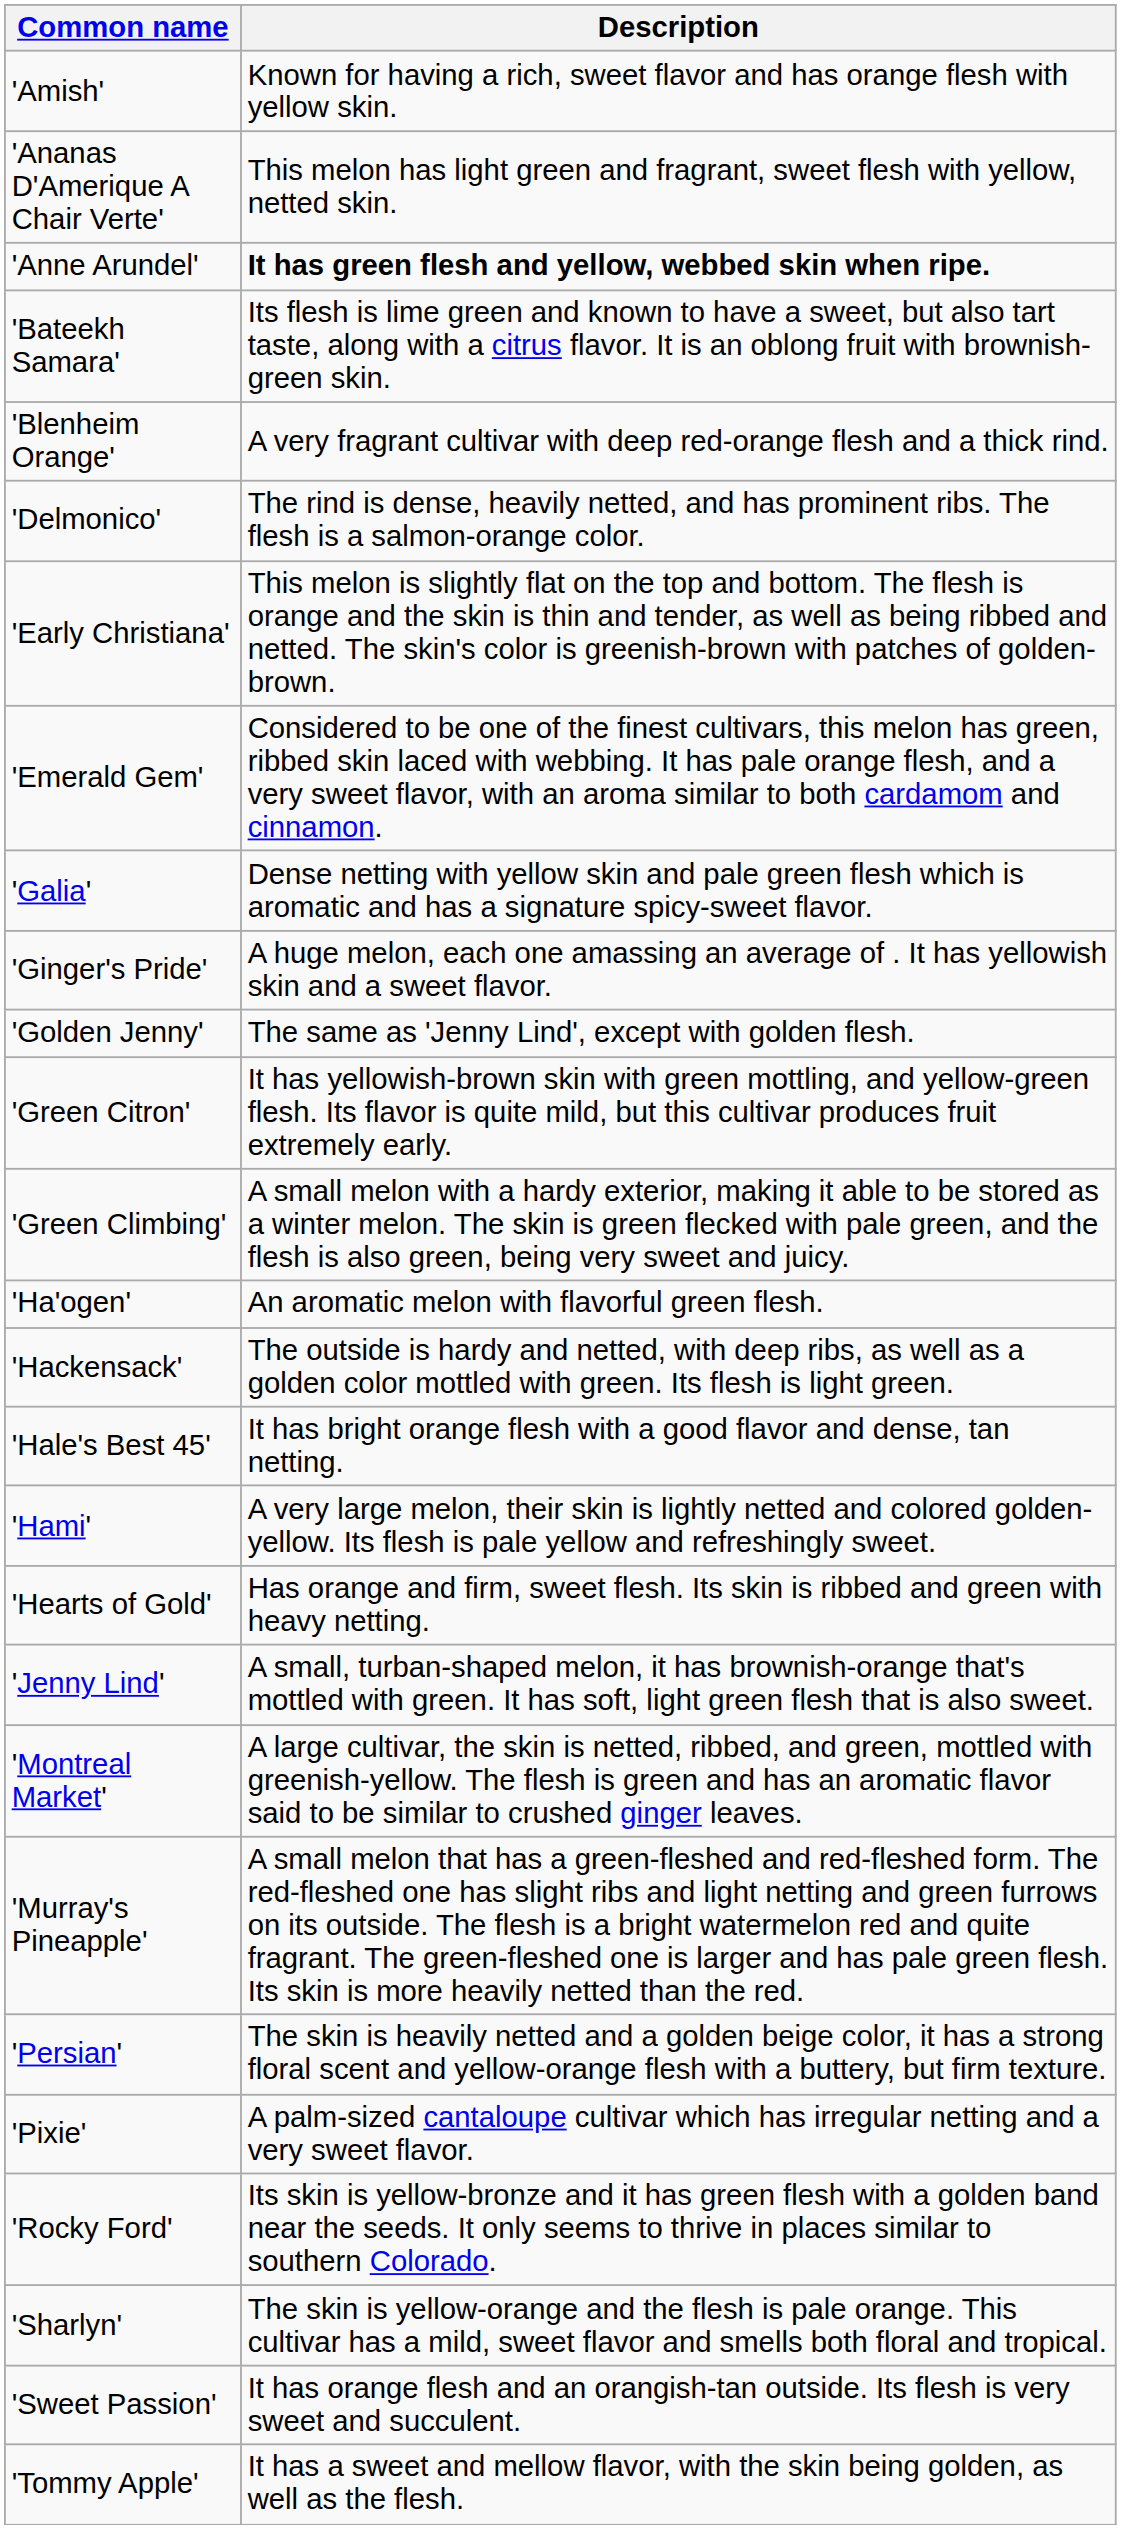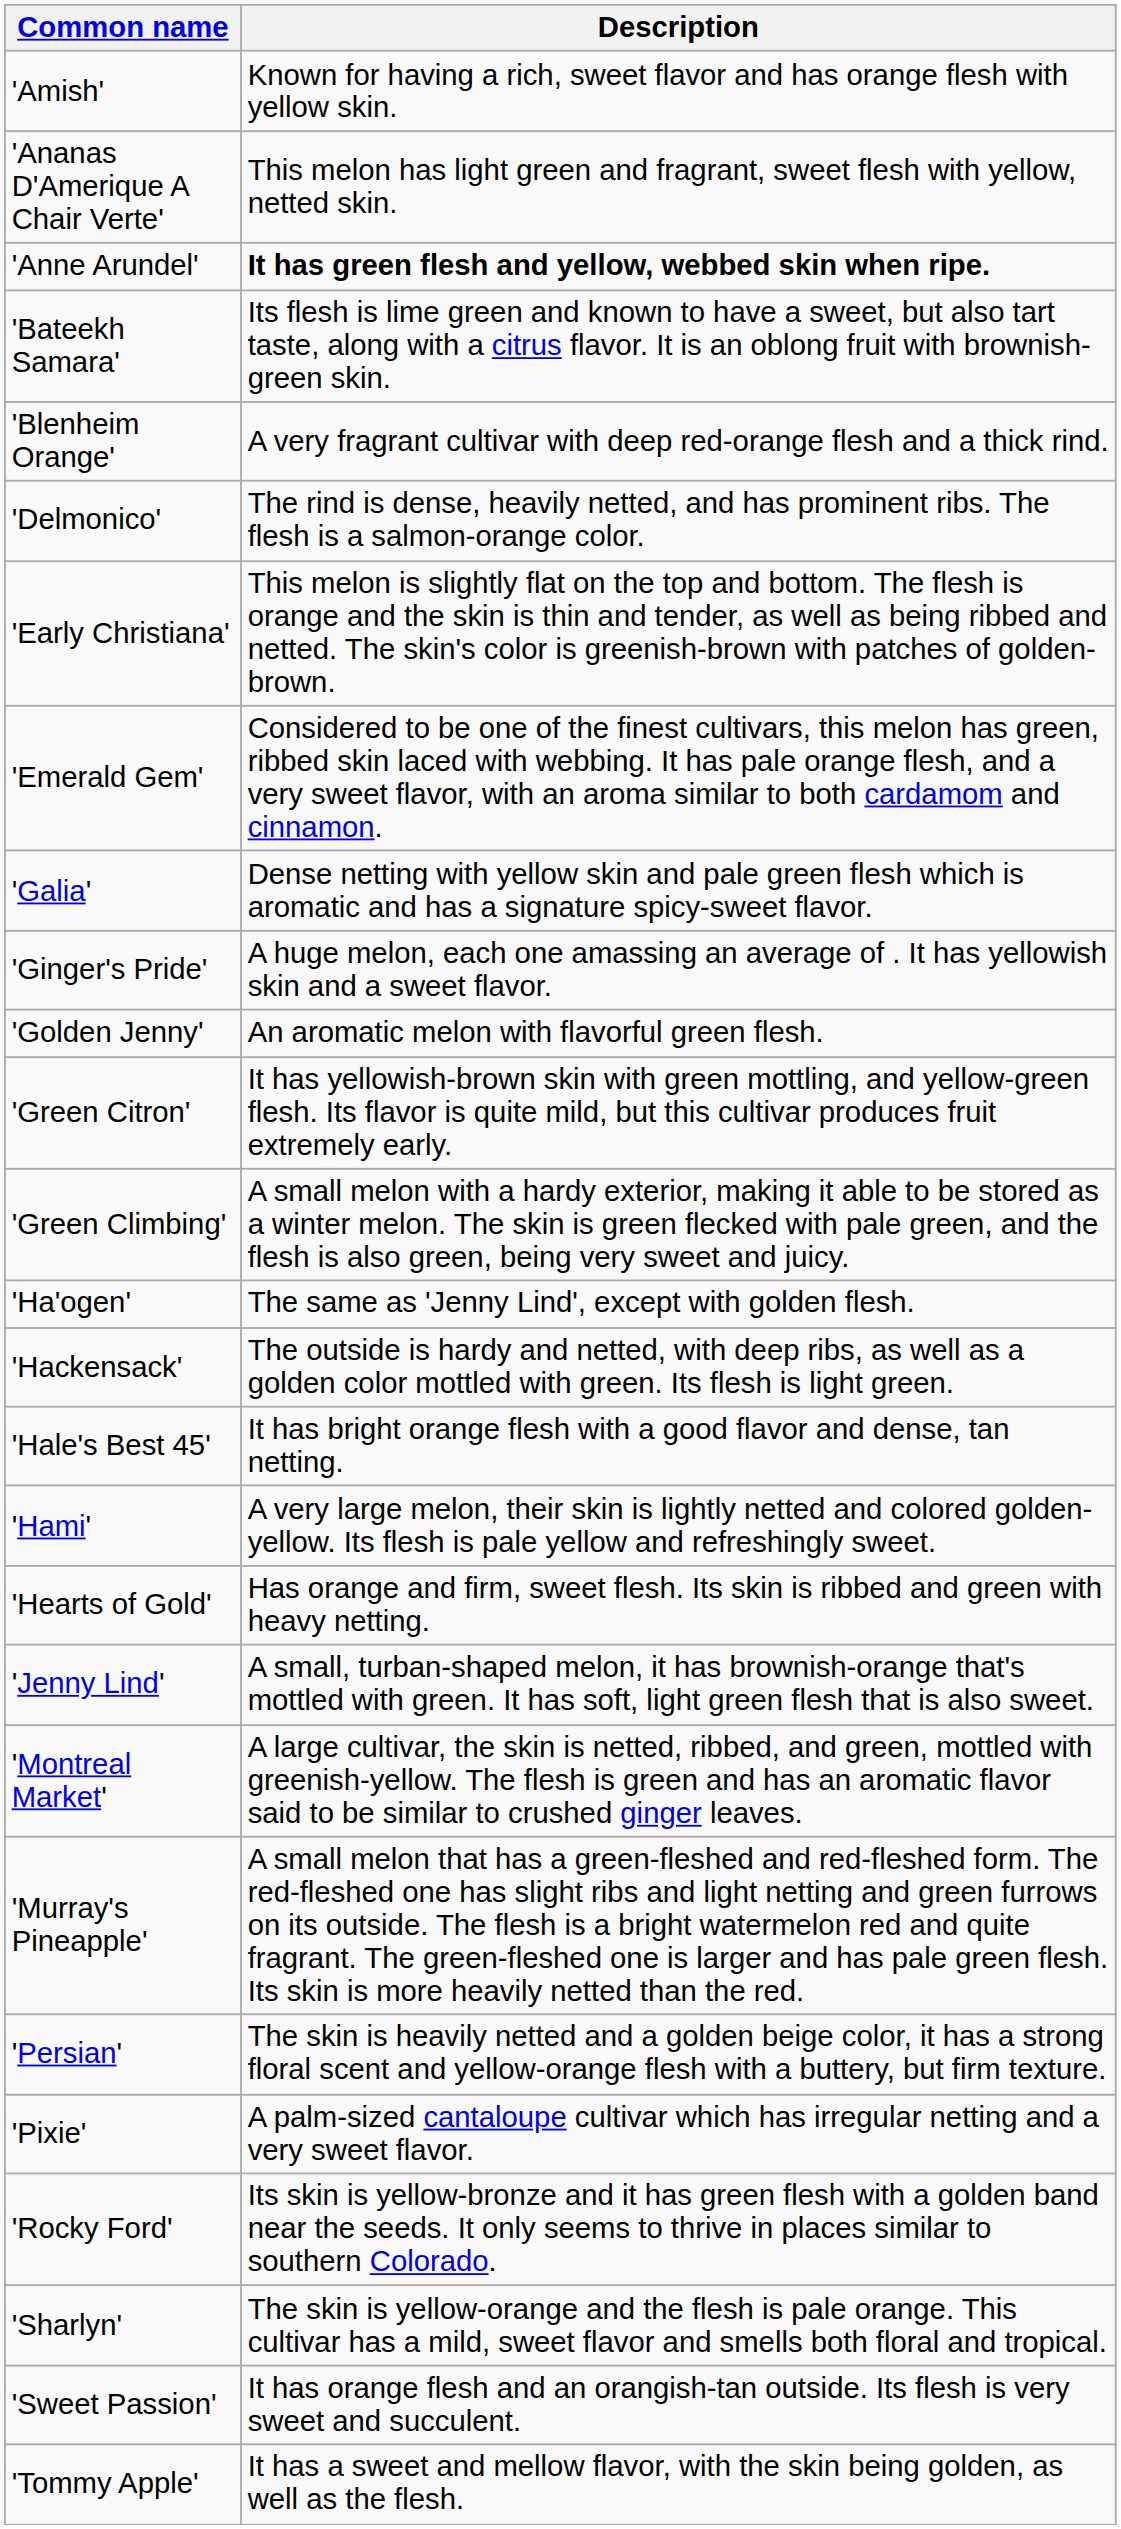(581, 1032) The same as 'Jenny Lind', except with golden flesh. -> (536, 1032) An aromatic melon with flavorful green flesh.
(536, 1303) An aromatic melon with flavorful green flesh. -> (581, 1303) The same as 'Jenny Lind', except with golden flesh.
